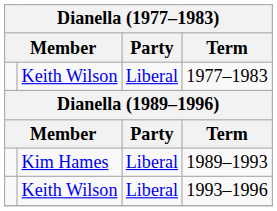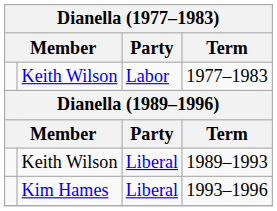(152, 76) Liberal -> (147, 76) Labor
(65, 162) Kim Hames -> (70, 162) Keith Wilson
(70, 190) Keith Wilson -> (65, 190) Kim Hames
